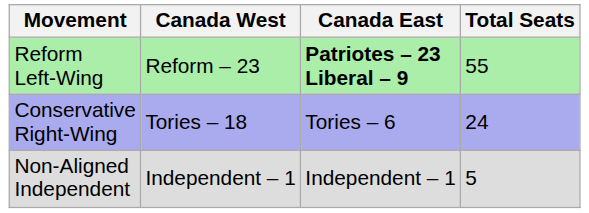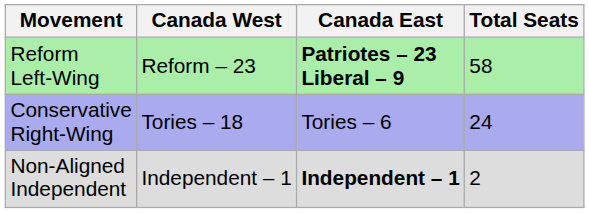(477, 65) 55 -> (481, 65) 58
(381, 178) normal -> (381, 178) bold
(471, 178) 5 -> (475, 178) 2
